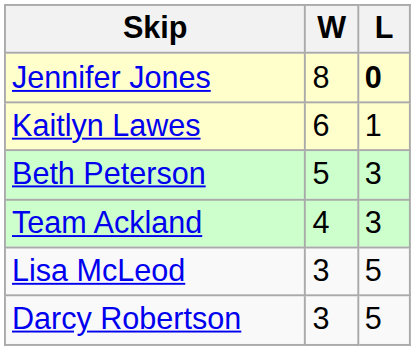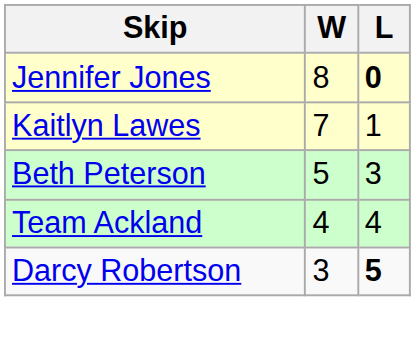(321, 125) 6 -> (321, 125) 7
(373, 222) 3 -> (373, 222) 4
- row: (99, 271)
(373, 319) normal -> (373, 271) bold
